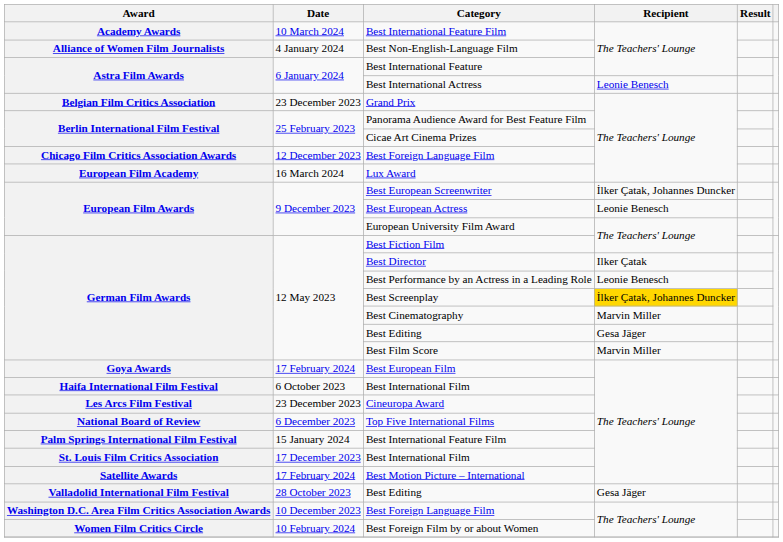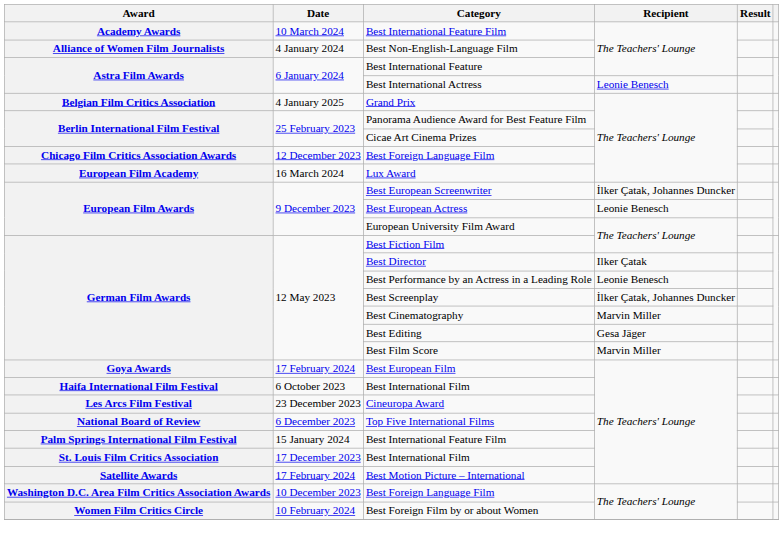(318, 102) 23 December 2023 -> (310, 102) 4 January 2025
(666, 297) gold background -> (666, 297) no background
- row: (139, 492)
